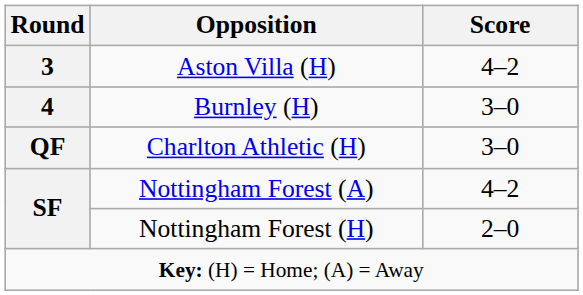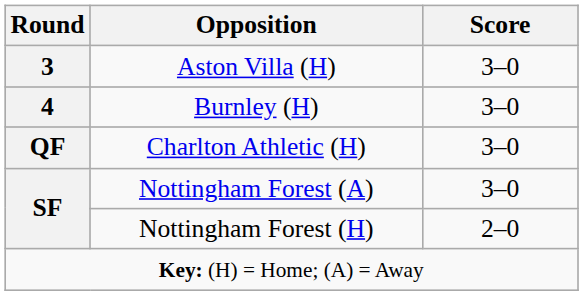(500, 66) 4–2 -> (500, 66) 3–0
(500, 187) 4–2 -> (500, 187) 3–0
